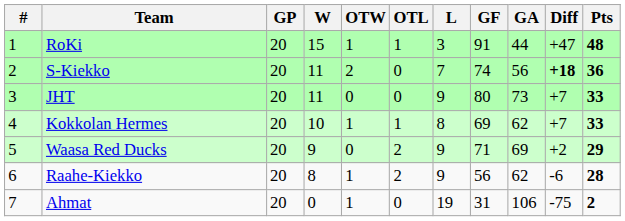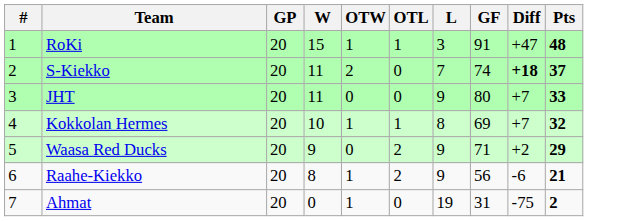- column: (527, 17)
(595, 70) 36 -> (558, 70) 37
(595, 123) 33 -> (558, 123) 32
(595, 176) 28 -> (558, 176) 21
